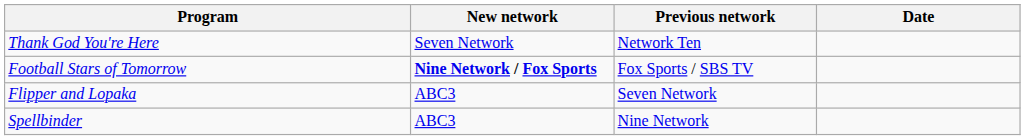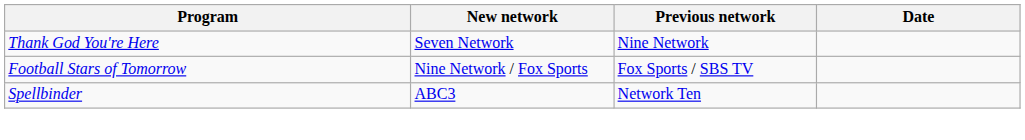(659, 43) Network Ten -> (663, 43) Nine Network
(506, 69) bold -> (501, 69) normal
- row: (72, 95)
(663, 121) Nine Network -> (659, 95) Network Ten
